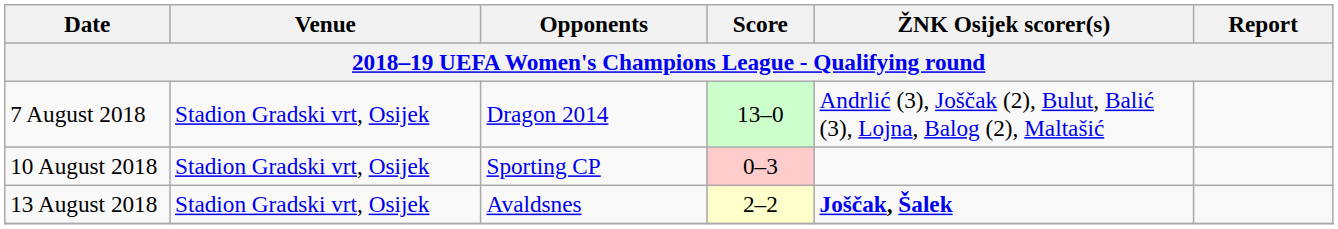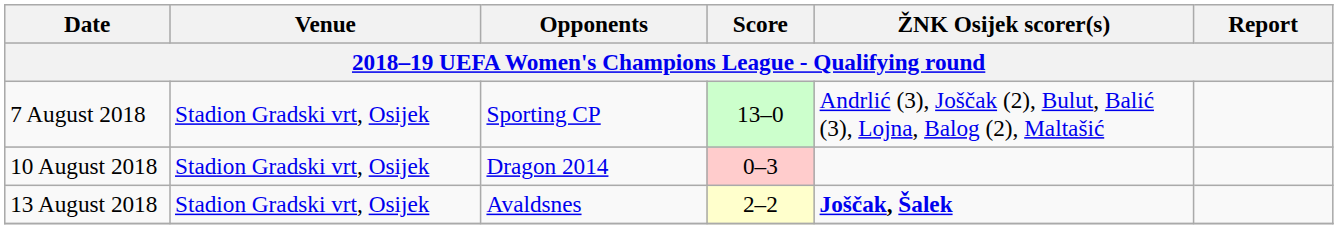(547, 114) Dragon 2014 -> (544, 114) Sporting CP
(544, 166) Sporting CP -> (547, 166) Dragon 2014
